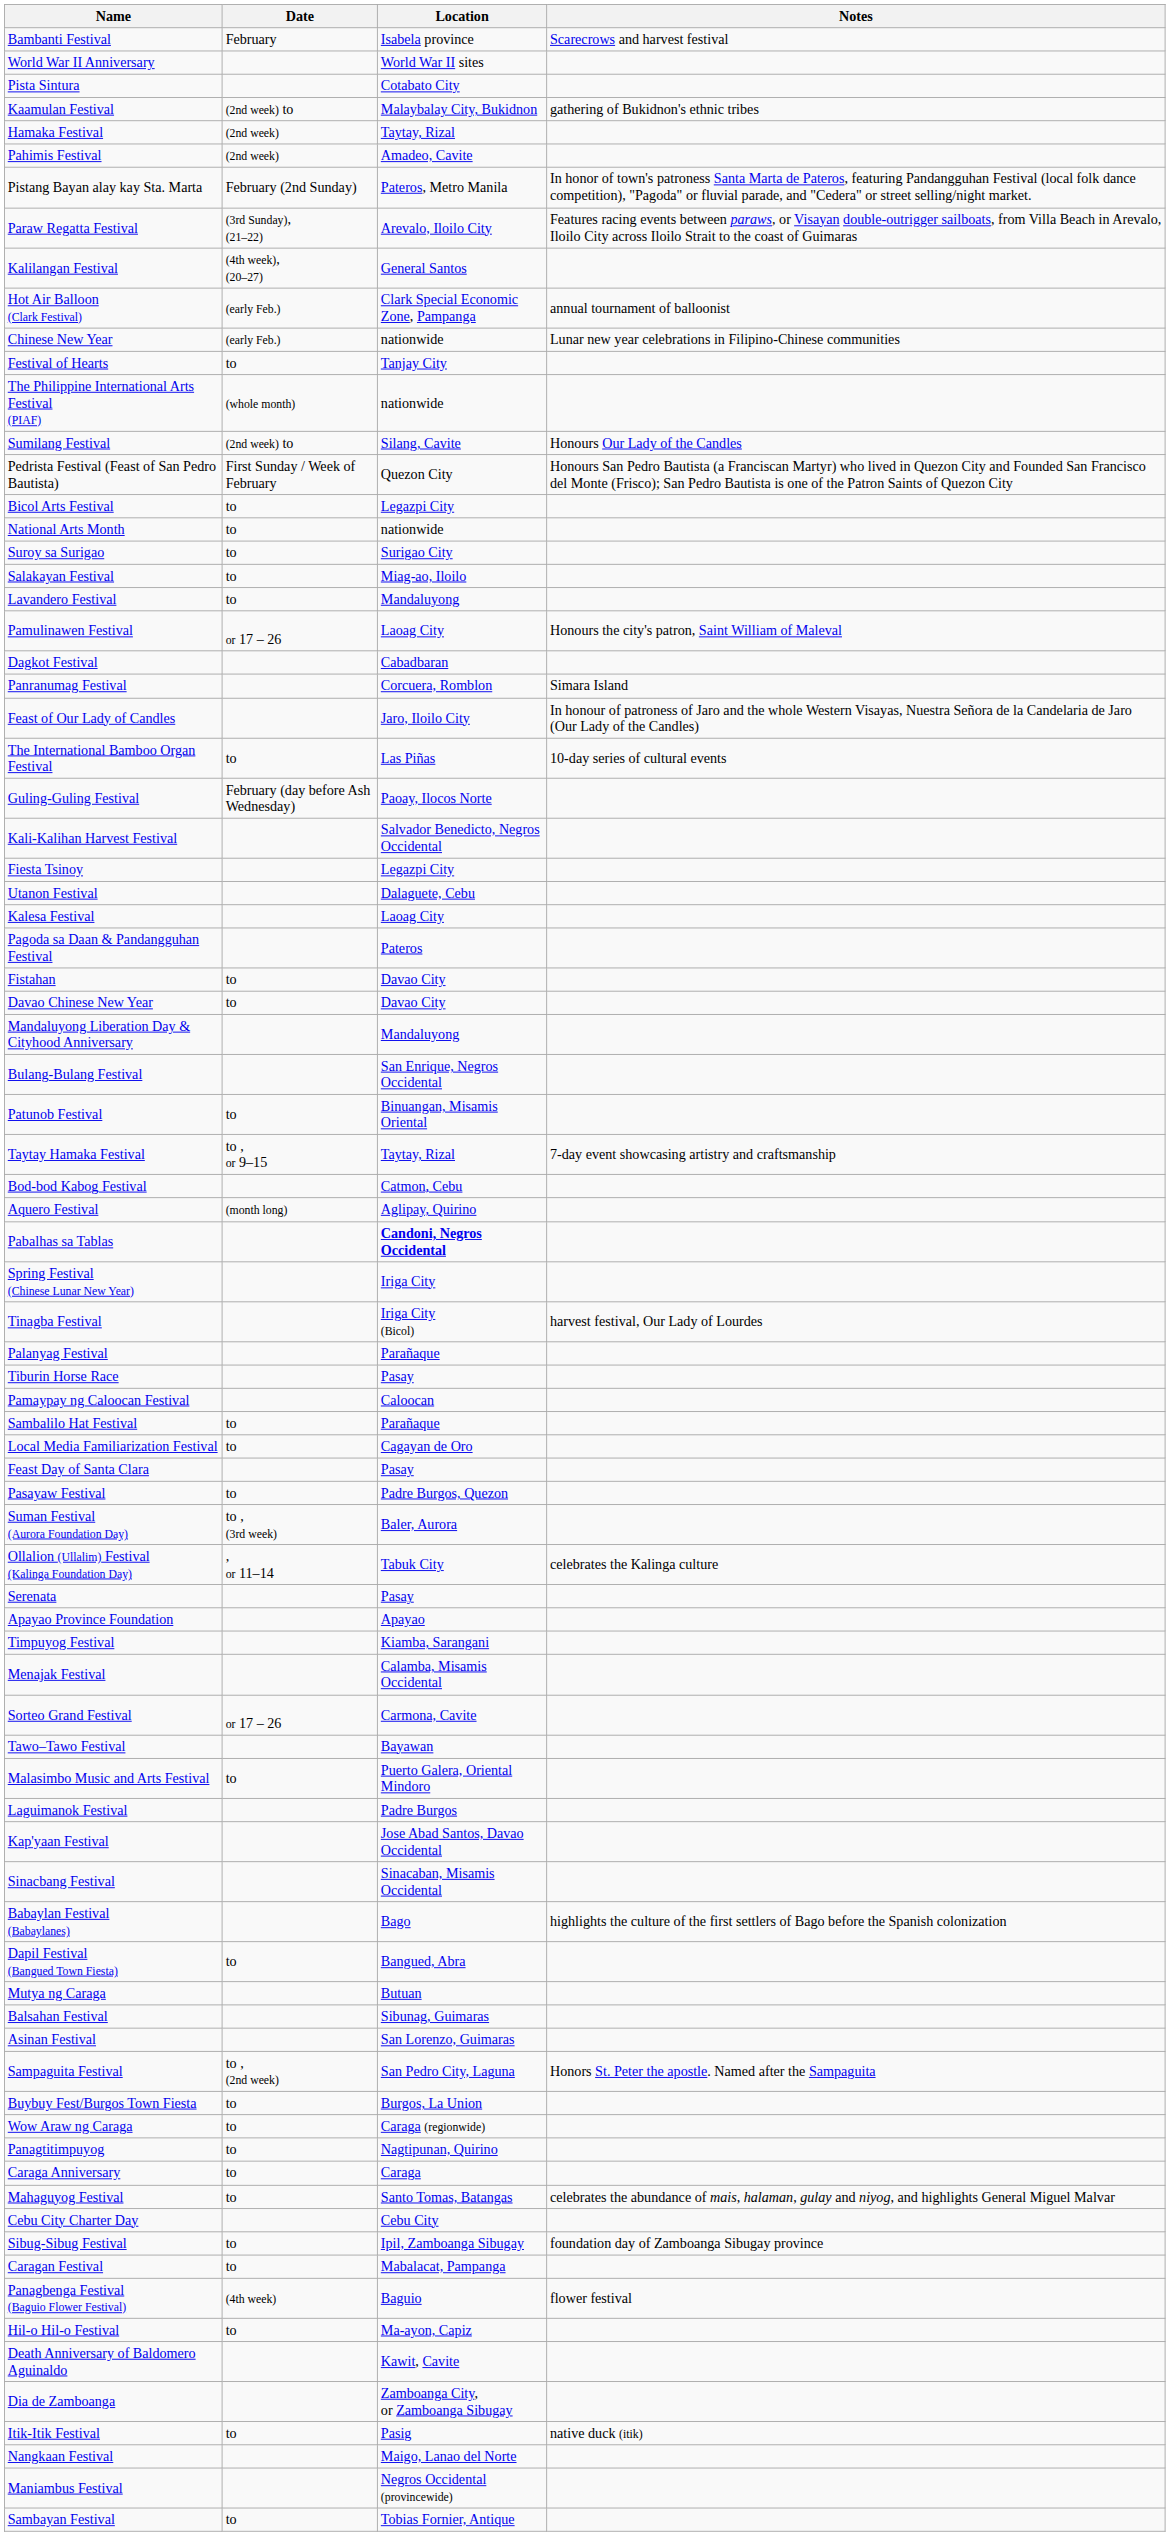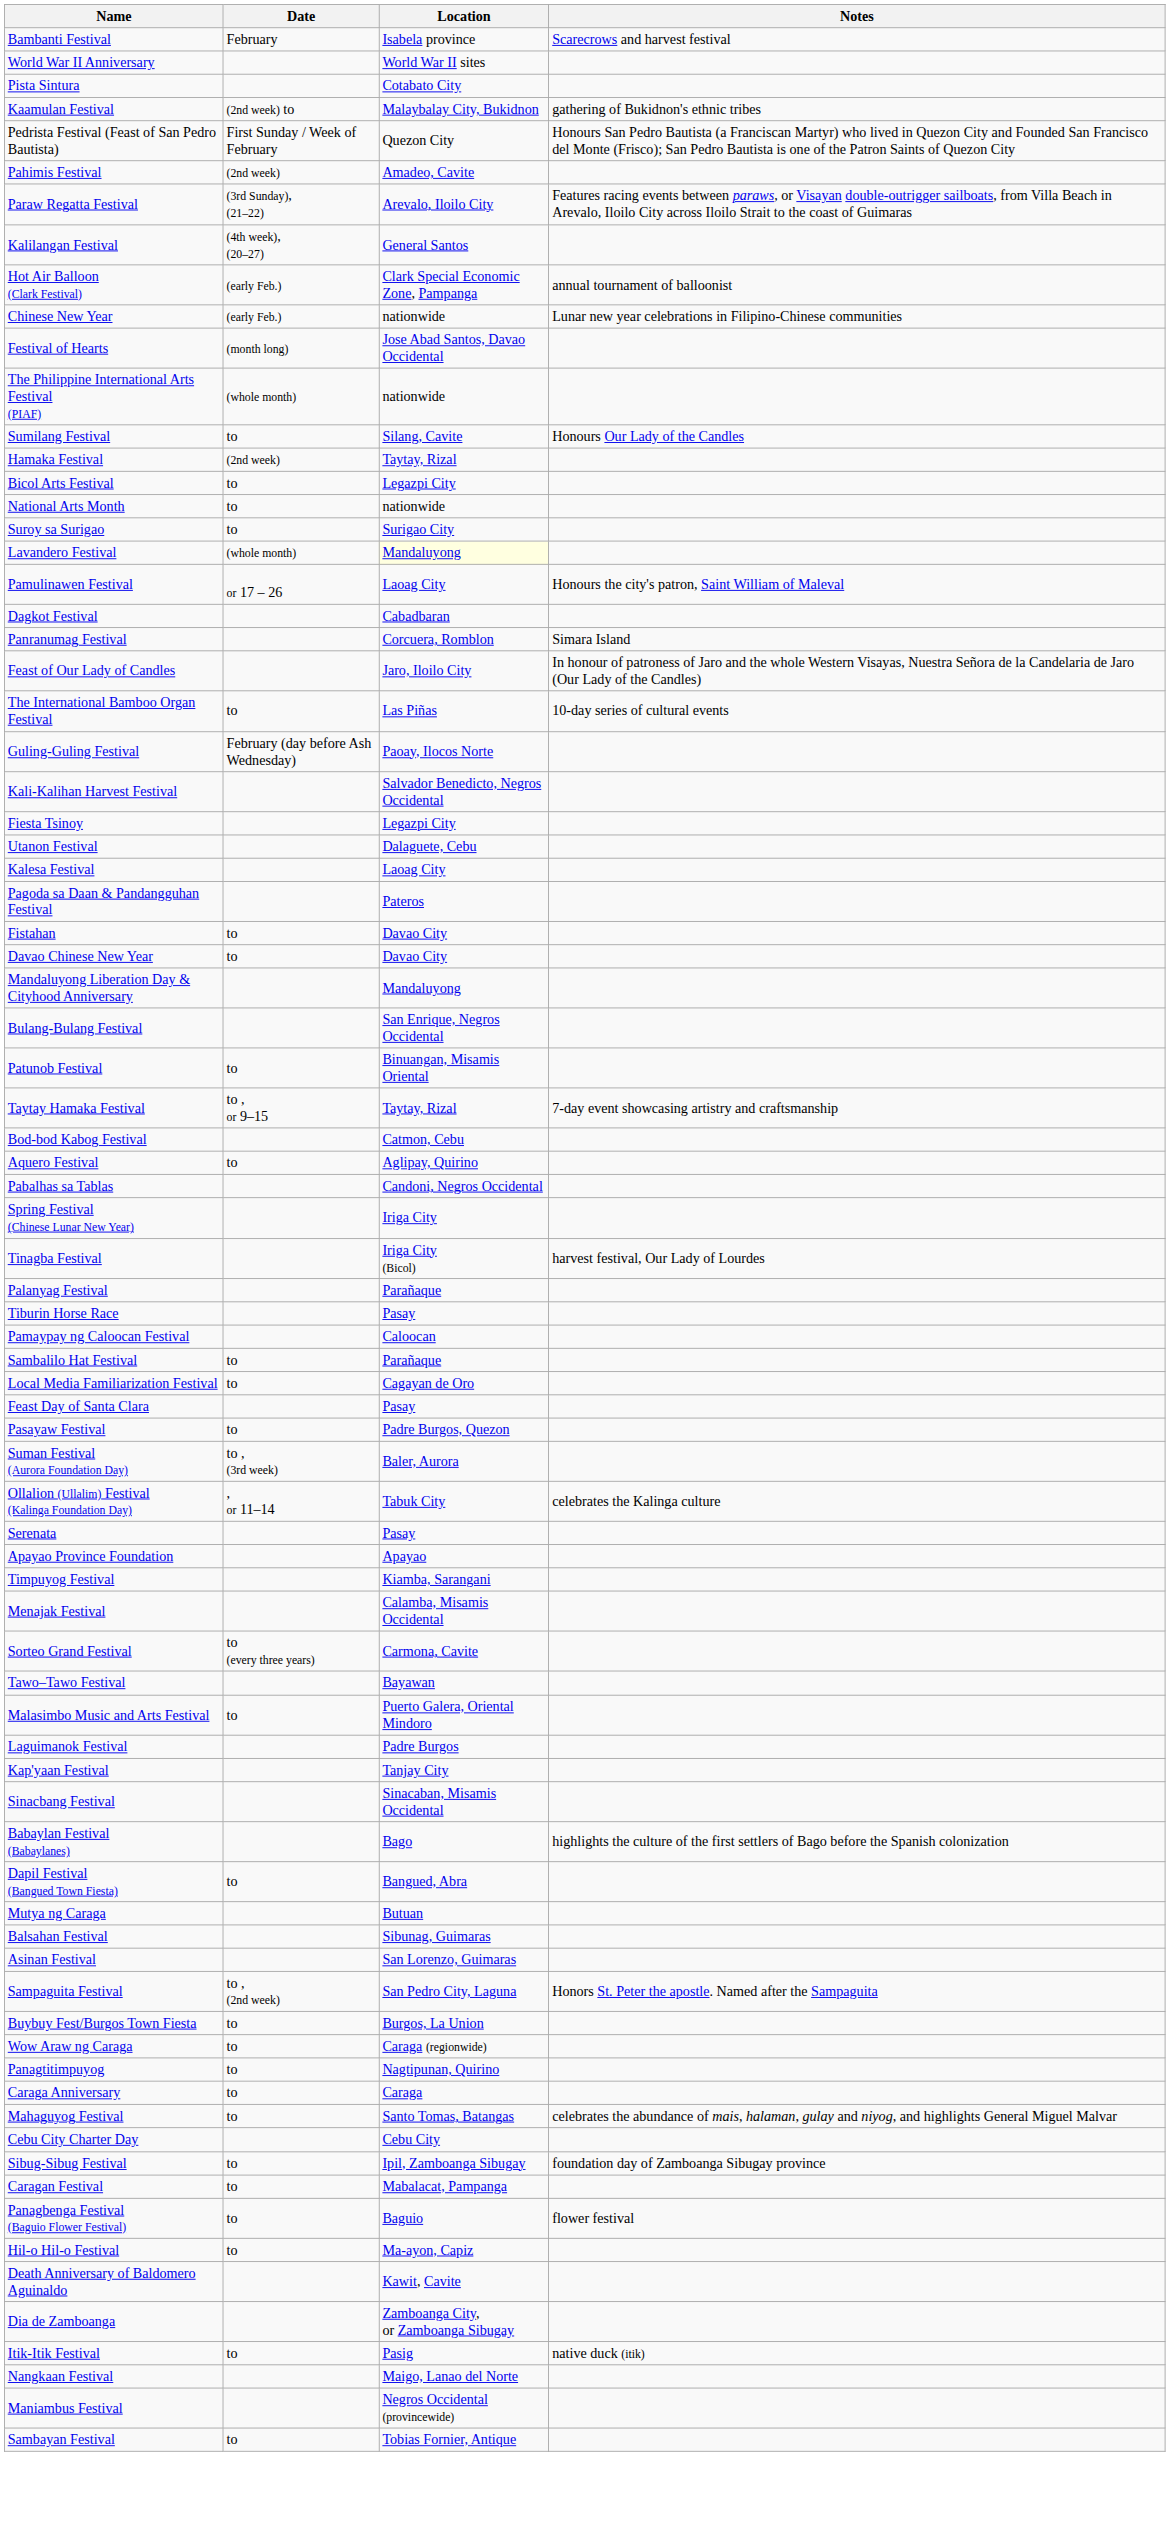rows swapped: (55, 132) <-> (112, 474)
- row: (105, 187)
(231, 362) to -> (257, 349) (month long)
(414, 362) Tanjay City -> (454, 348) Jose Abad Santos, Davao Occidental
(260, 443) (2nd week) to -> (232, 436) to
- row: (61, 576)
(231, 599) to -> (261, 554) (whole month)
(420, 599) no background -> (422, 553) lightyellow background
(257, 1211) (month long) -> (232, 1163) to
(431, 1241) bold -> (463, 1186) normal
(253, 1723) or 17 – 26 -> (271, 1651) to (every three years)
(452, 1841) Jose Abad Santos, Davao Occidental -> (415, 1769) Tanjay City
(251, 2299) (4th week) -> (232, 2218) to
